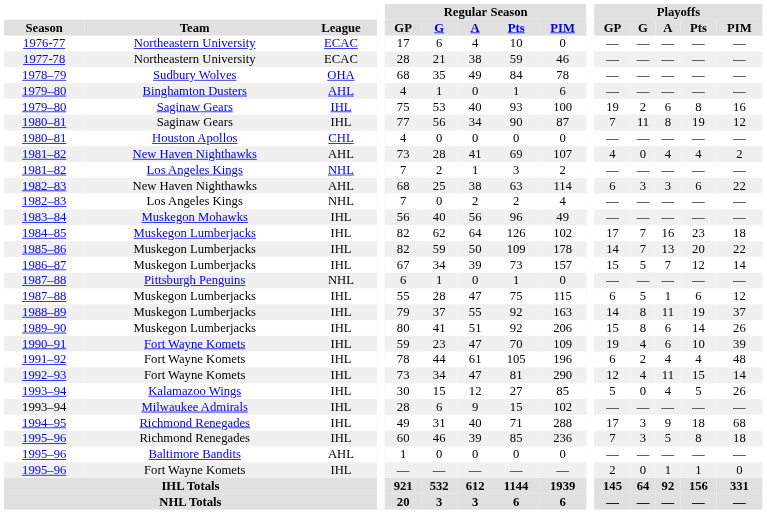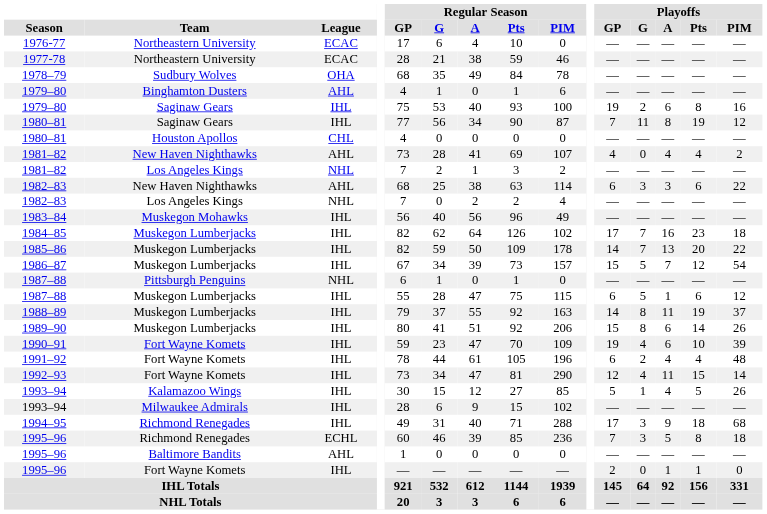(739, 264) 14 -> (739, 264) 54
(643, 391) 0 -> (643, 391) 1
(341, 438) IHL -> (341, 438) ECHL
